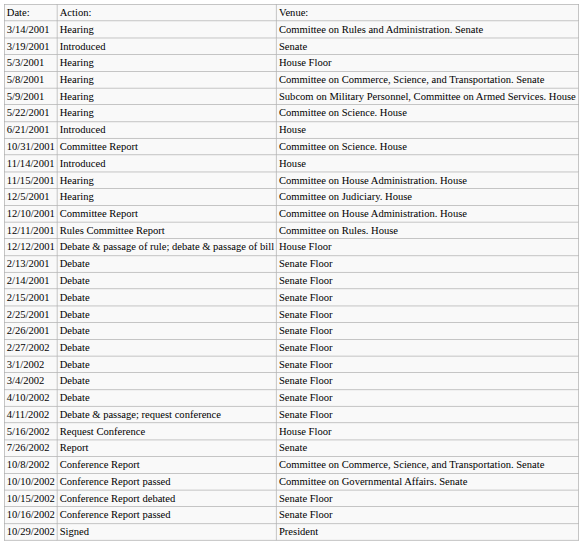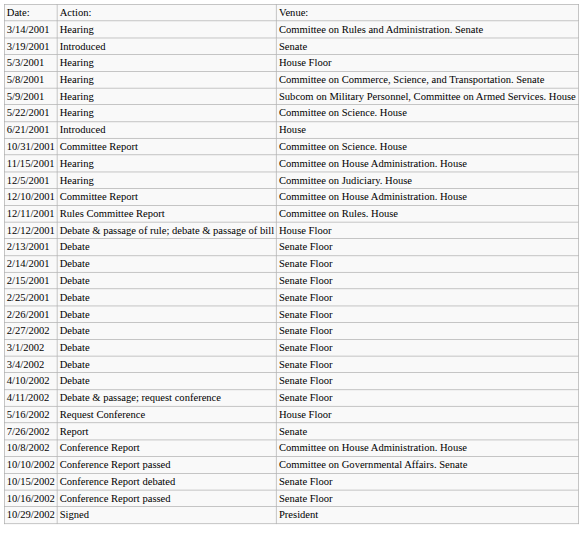- row: (31, 163)
(412, 465) Committee on Commerce, Science, and Transportation. Senate -> (373, 448) Committee on House Administration. House
